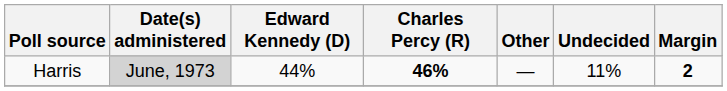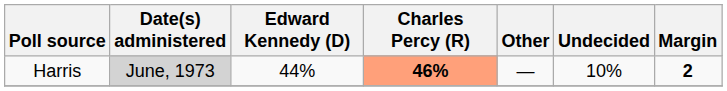(431, 70) no background -> (431, 70) lightsalmon background
(604, 70) 11% -> (604, 70) 10%
